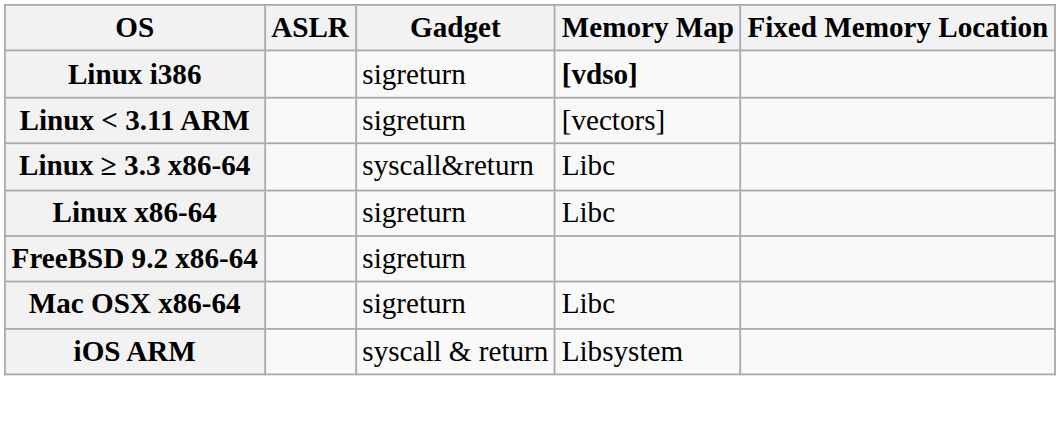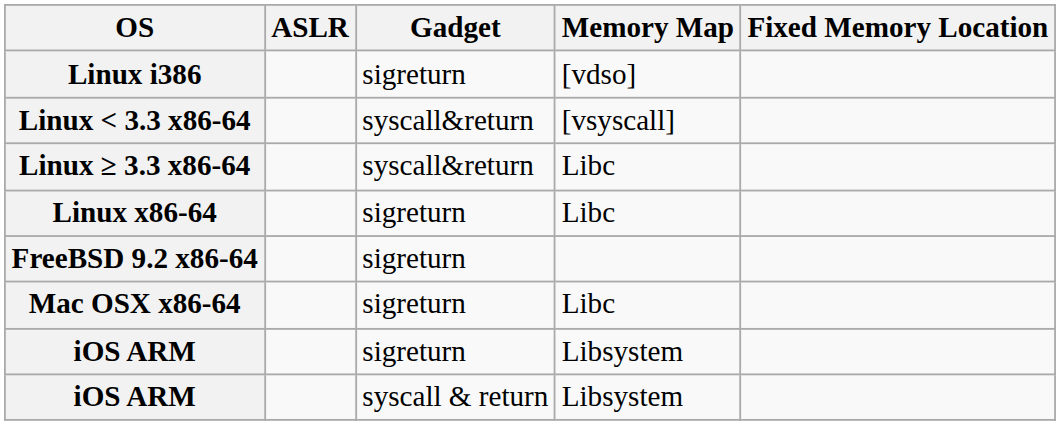(600, 73) bold -> (599, 73) normal
- row: (135, 119)
+ row: (135, 119)
+ row: (135, 350)
